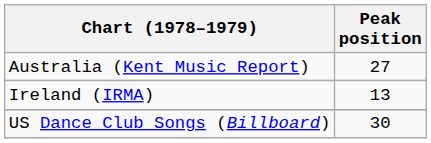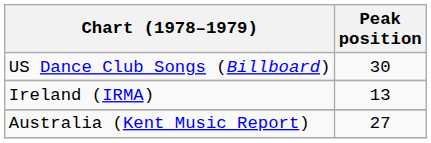rows swapped: (159, 67) <-> (170, 123)
